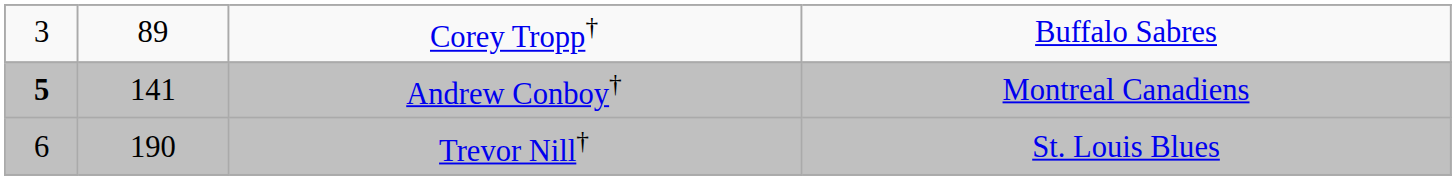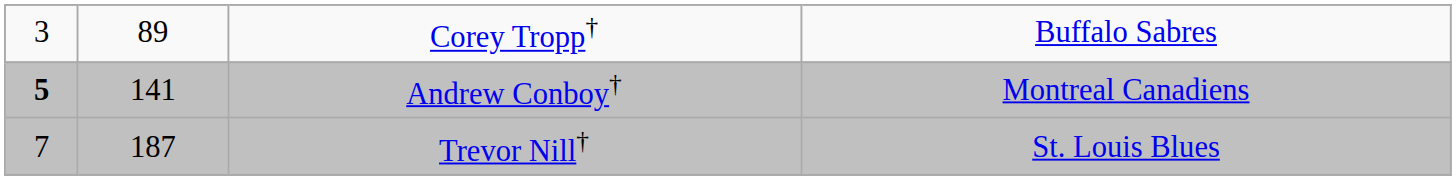(42, 146) 6 -> (42, 146) 7
(153, 146) 190 -> (153, 146) 187
